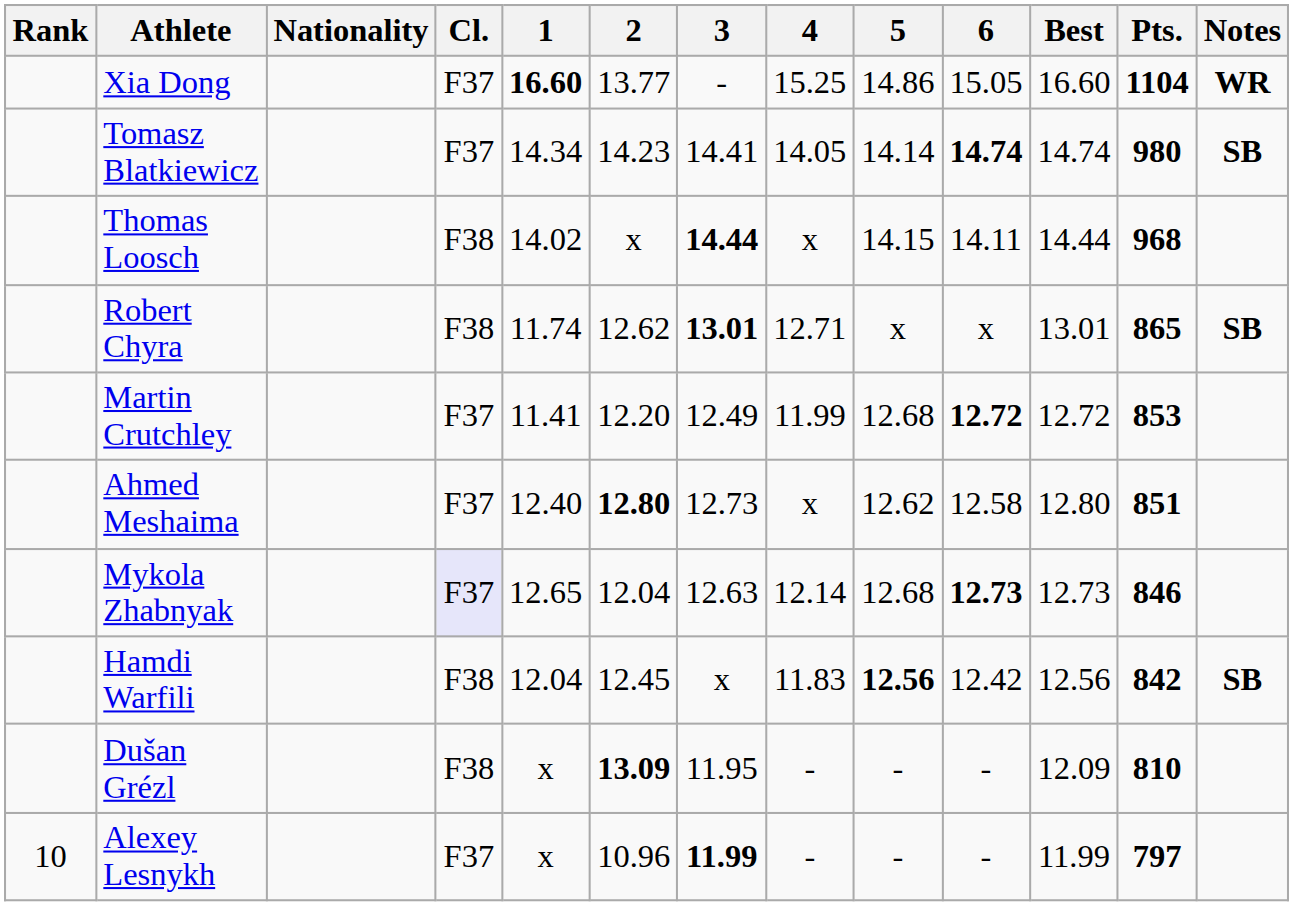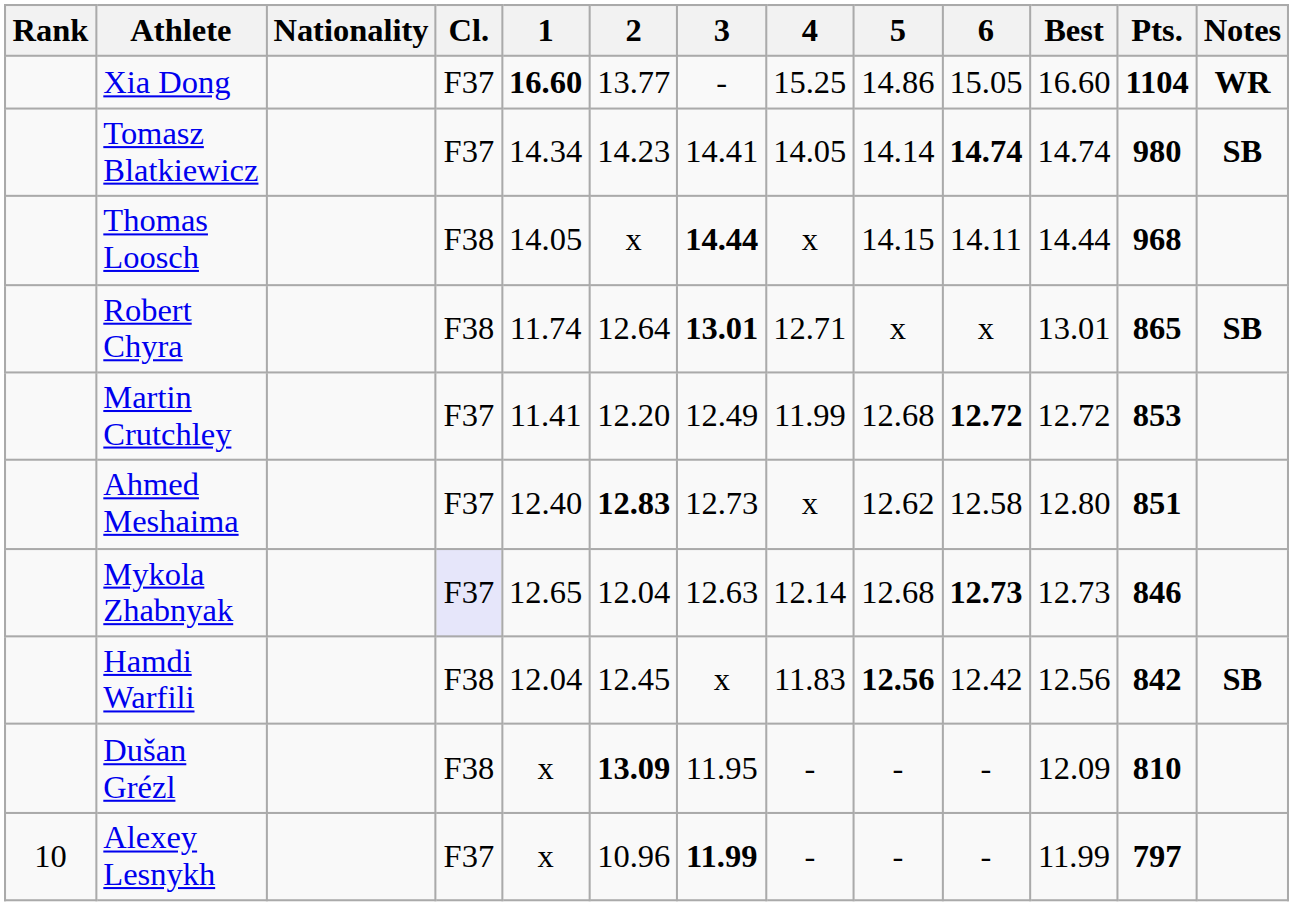(546, 239) 14.02 -> (546, 239) 14.05
(634, 327) 12.62 -> (634, 327) 12.64
(634, 503) 12.80 -> (634, 503) 12.83
